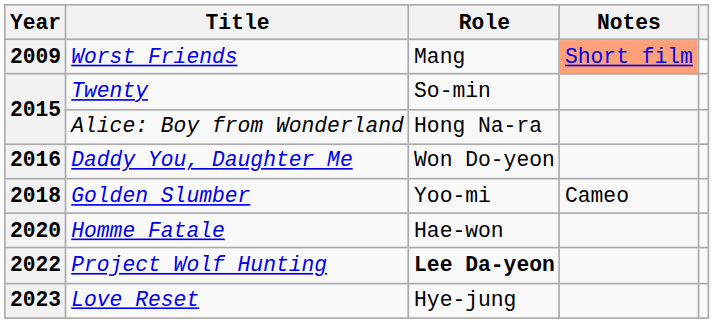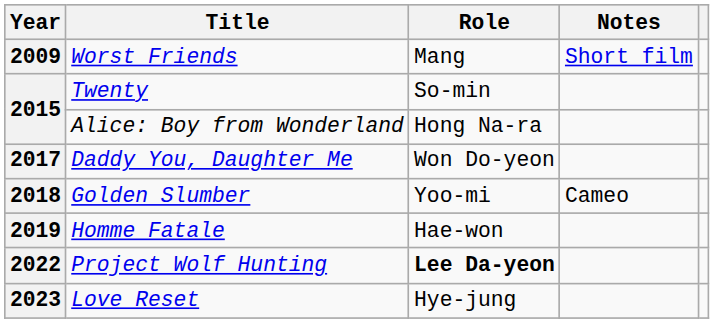(629, 57) lightsalmon background -> (629, 57) no background
(35, 161) 2016 -> (35, 161) 2017
(35, 231) 2020 -> (35, 231) 2019
